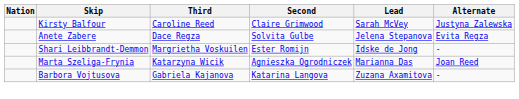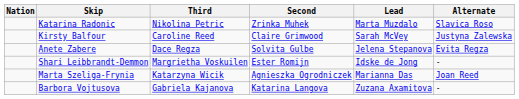+ row: (77, 24)
